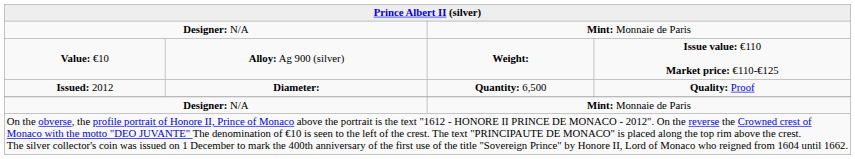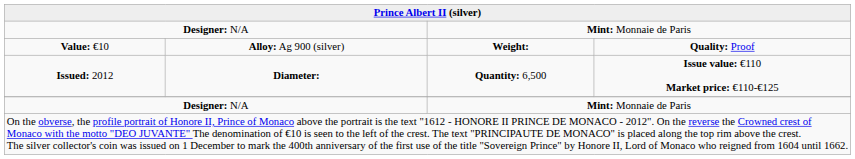(722, 59) Issue value: €110 Market price: €110-€125 -> (722, 47) Quality: Proof
(722, 88) Quality: Proof -> (722, 76) Issue value: €110 Market price: €110-€125
